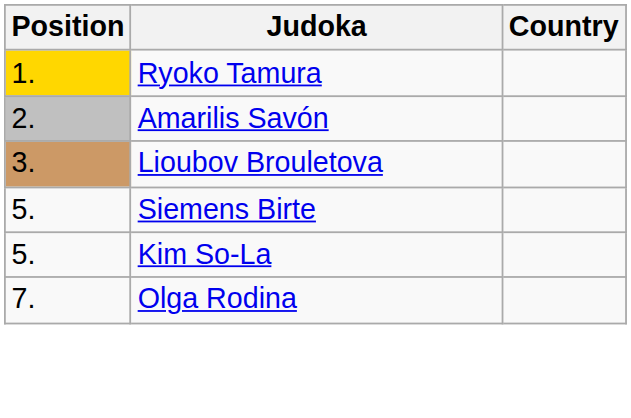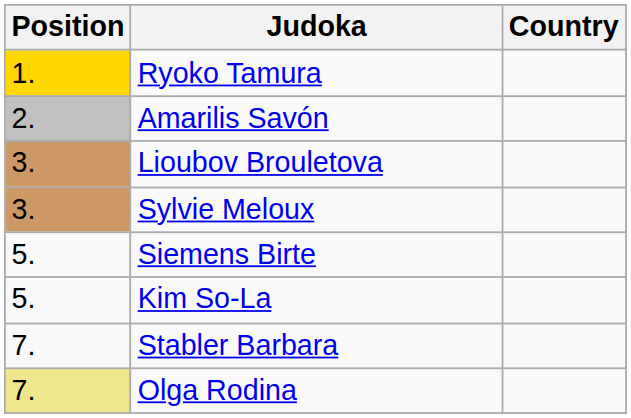+ row: (226, 208)
+ row: (238, 345)
(23, 299) no background -> (23, 390) khaki background
